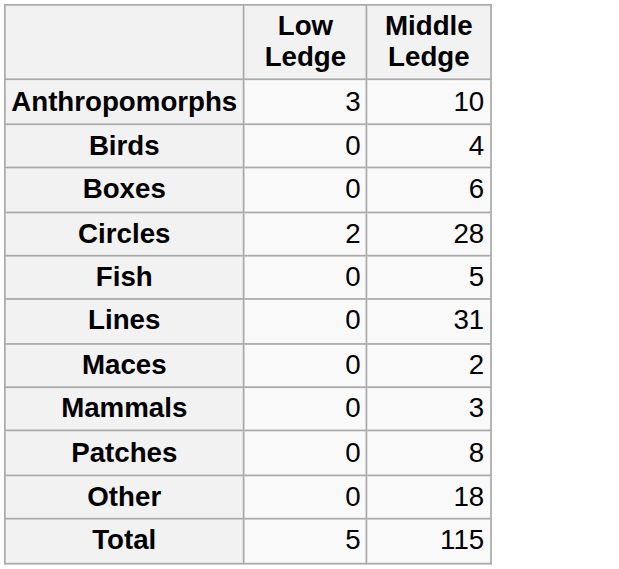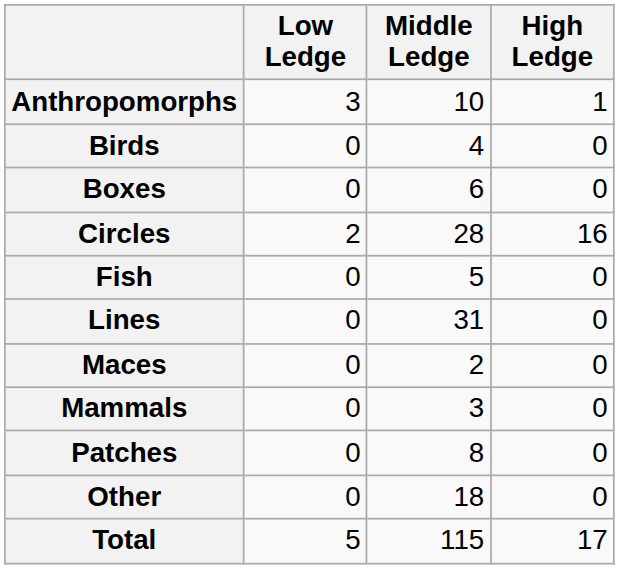+ column: (552, 42)
